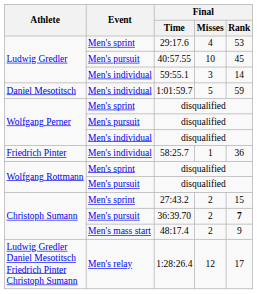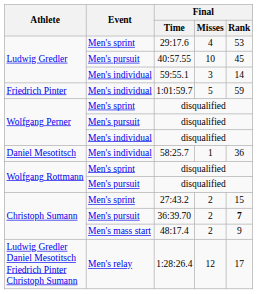(41, 91) Daniel Mesotitsch -> (36, 91) Friedrich Pinter
(36, 153) Friedrich Pinter -> (41, 153) Daniel Mesotitsch
